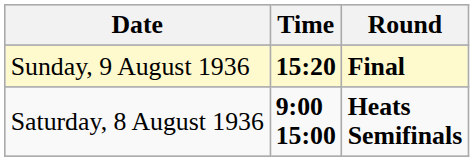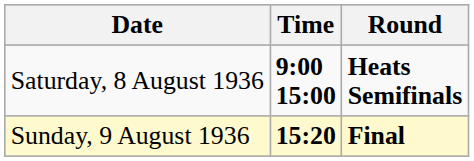rows swapped: (137, 121) <-> (130, 65)
